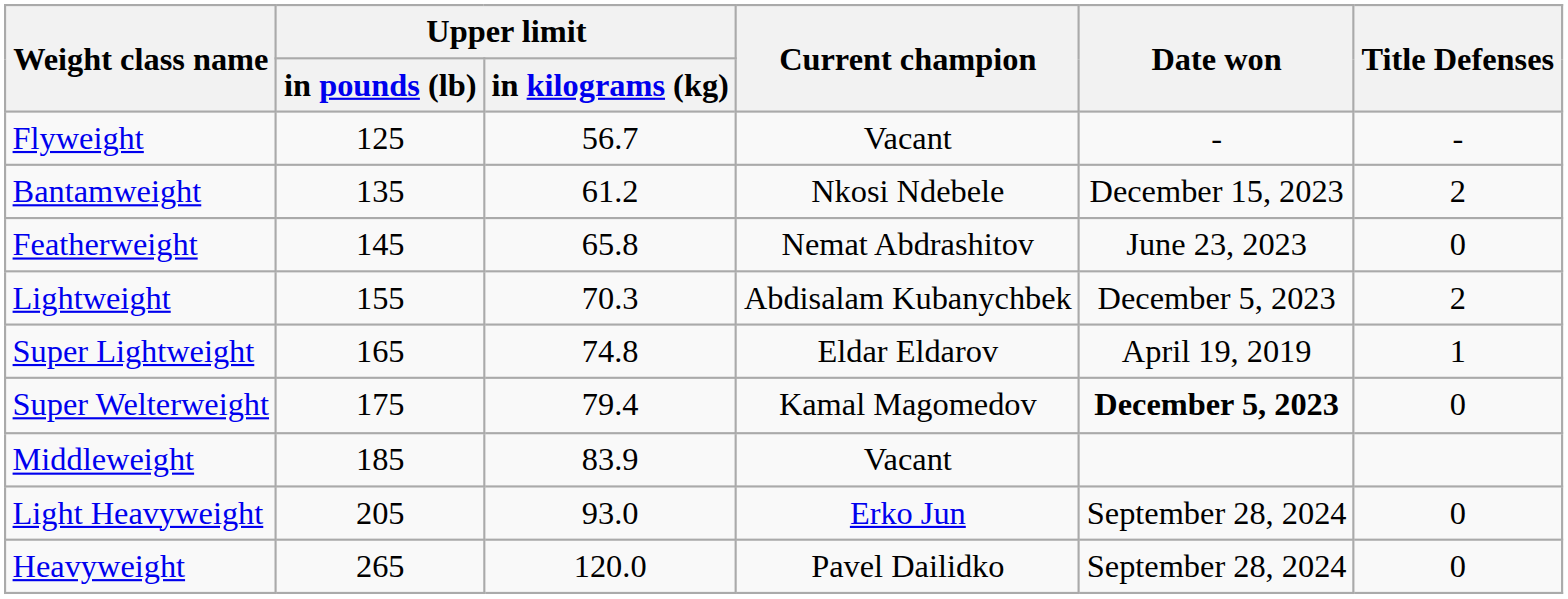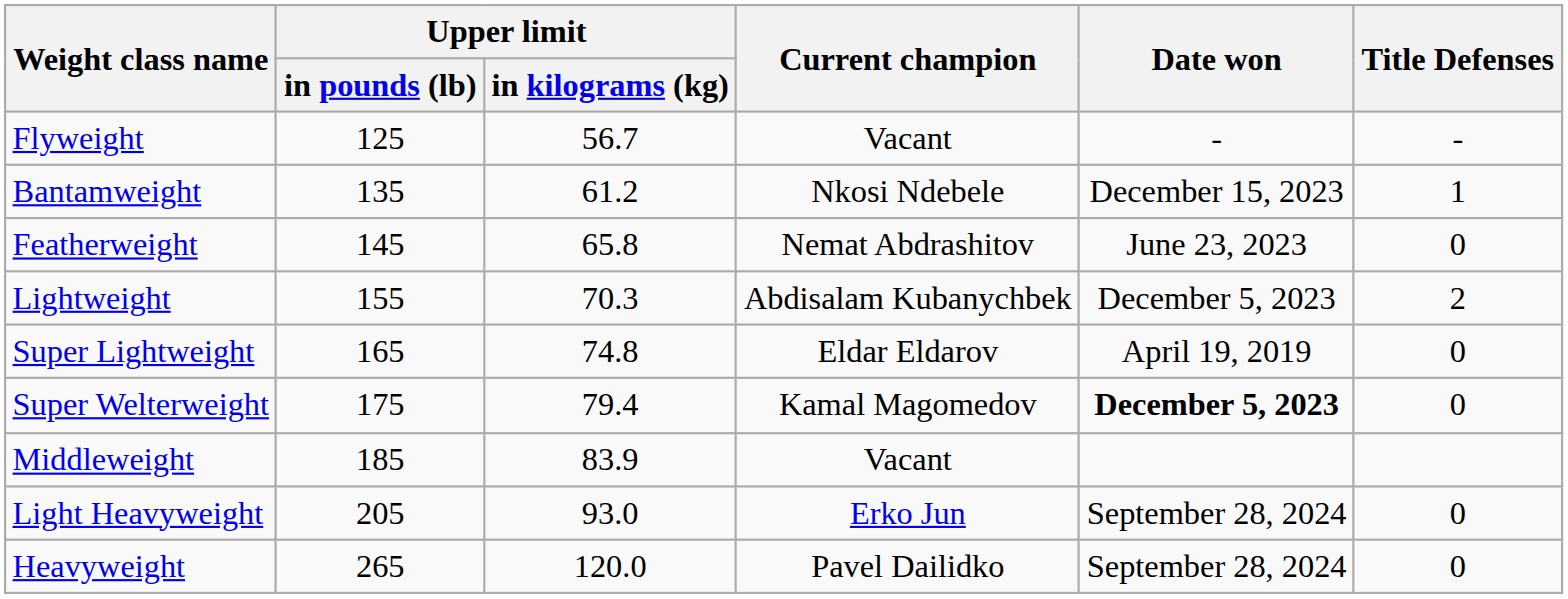(1458, 191) 2 -> (1458, 191) 1
(1458, 351) 1 -> (1458, 351) 0
